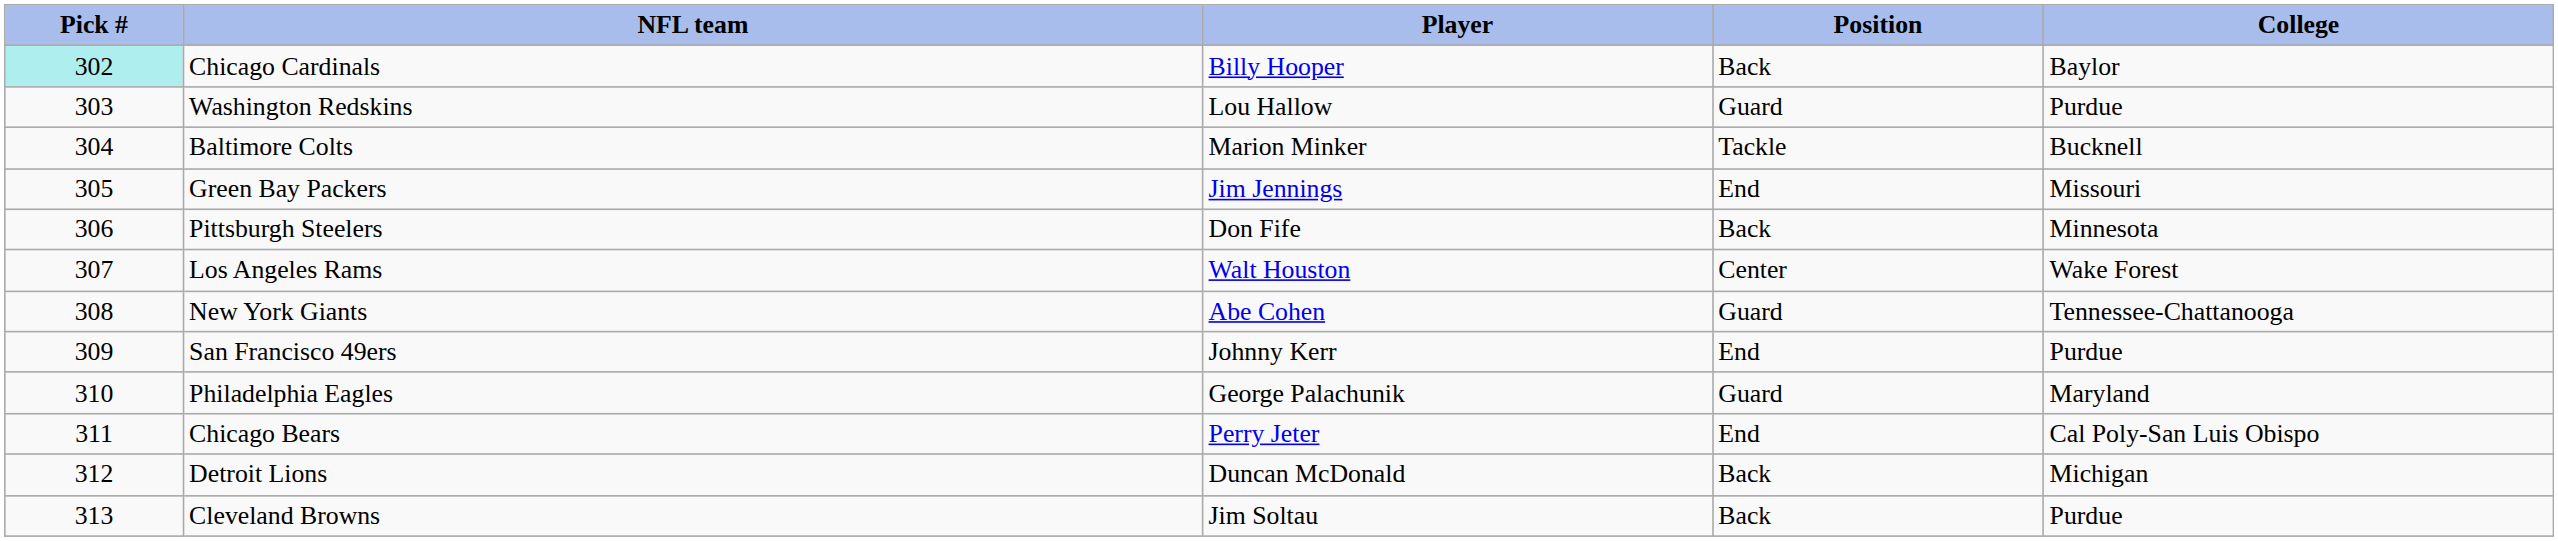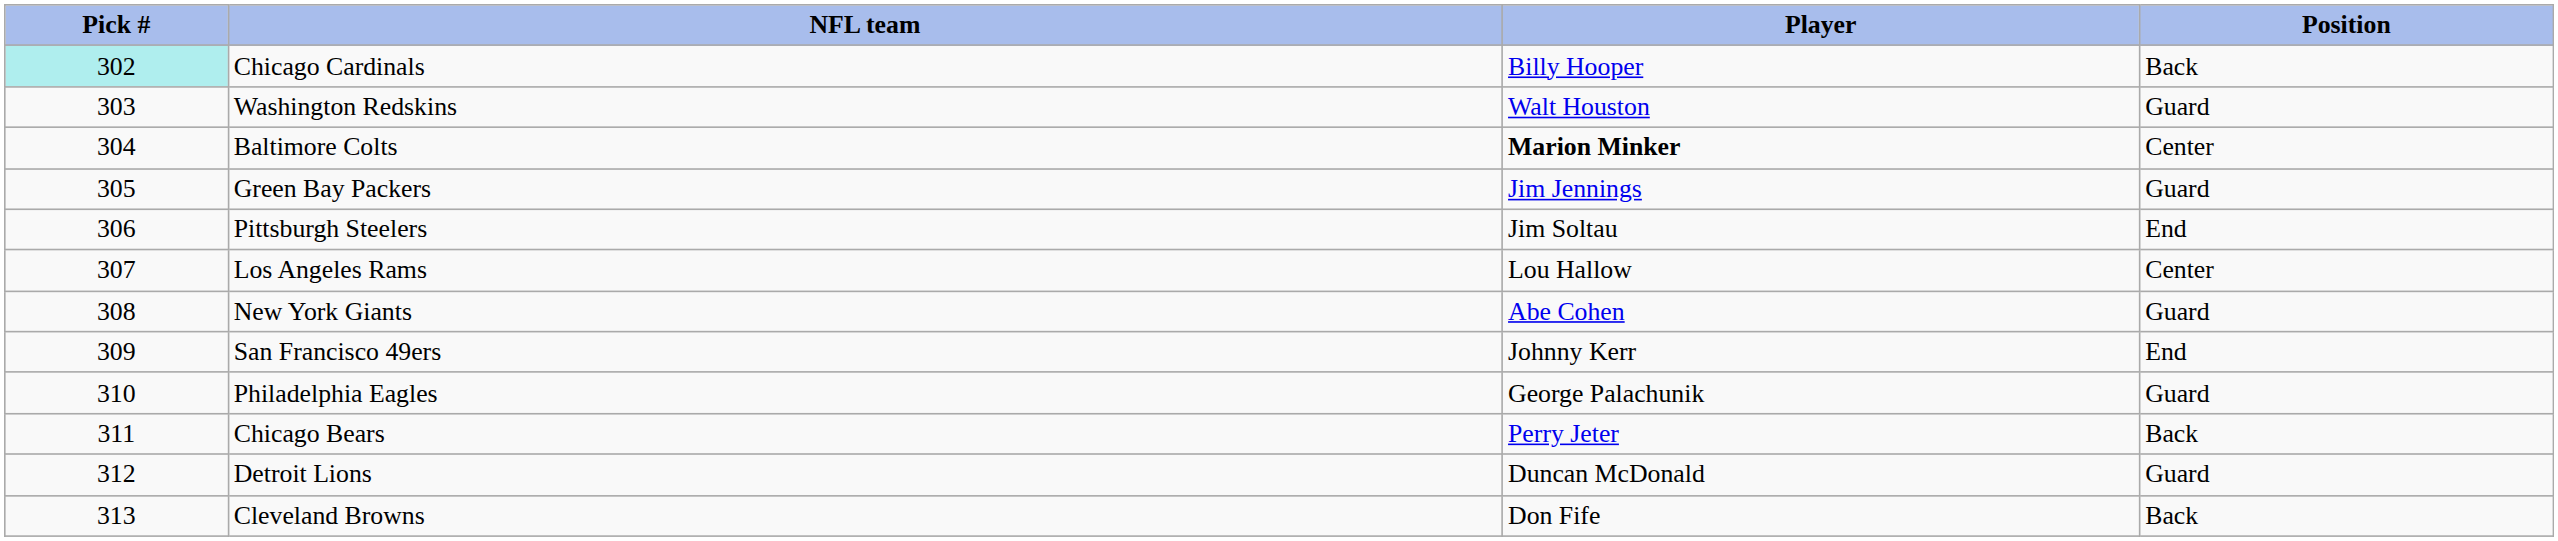- column: (2299, 24)
(1270, 106) Lou Hallow -> (1579, 106) Walt Houston
(1288, 147) normal -> (1594, 147) bold
(1752, 147) Tackle -> (2180, 147) Center
(1739, 188) End -> (2177, 188) Guard
(1255, 229) Don Fife -> (1563, 229) Jim Soltau
(1745, 229) Back -> (2166, 229) End
(1279, 270) Walt Houston -> (1570, 270) Lou Hallow
(1739, 433) End -> (2172, 433) Back
(1745, 474) Back -> (2177, 474) Guard
(1263, 515) Jim Soltau -> (1554, 515) Don Fife
